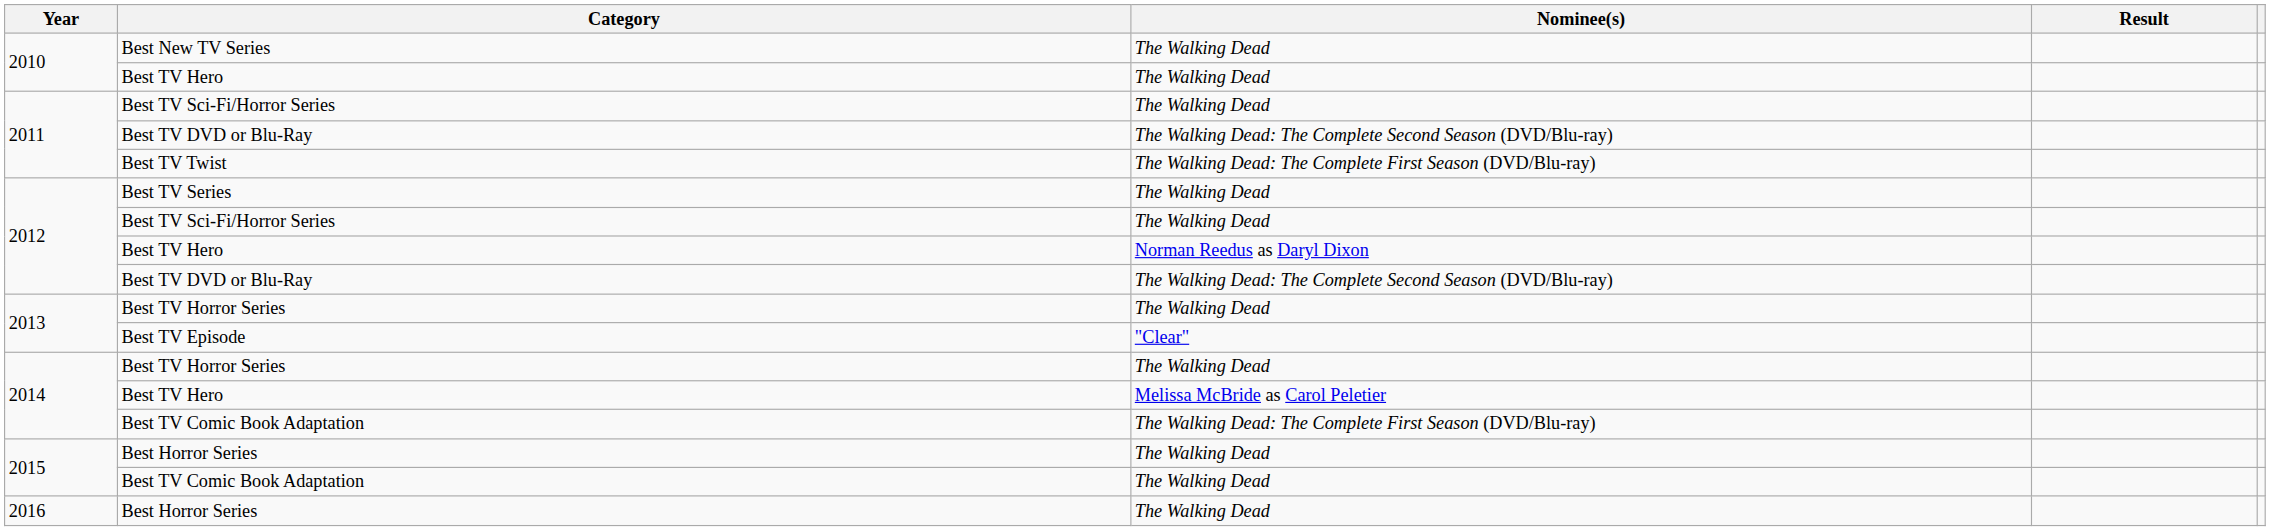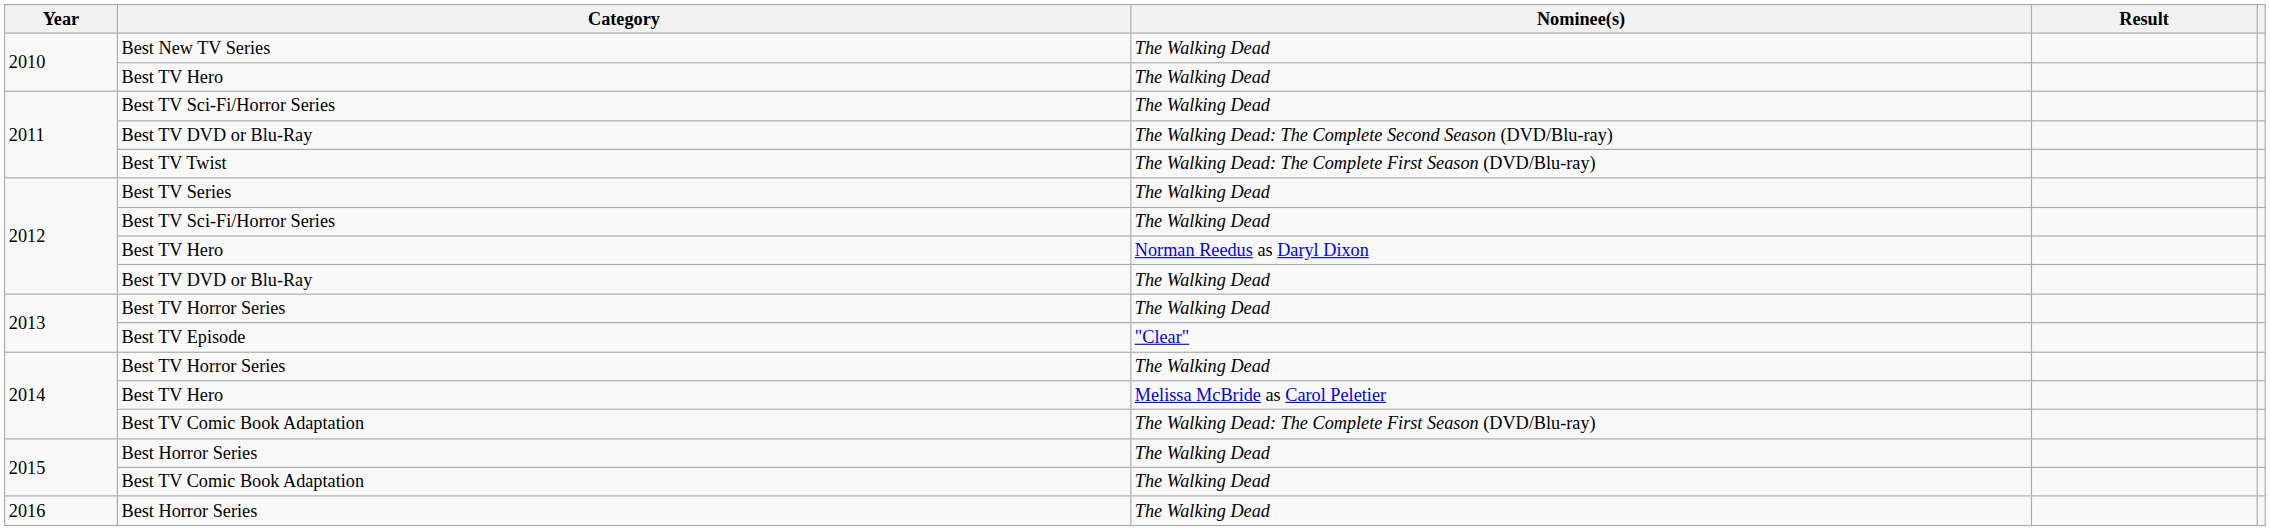(1374, 279) The Walking Dead: The Complete Second Season (DVD/Blu-ray) -> (1202, 279) The Walking Dead
